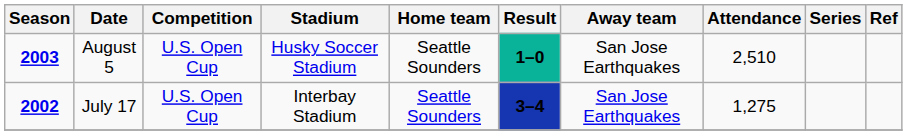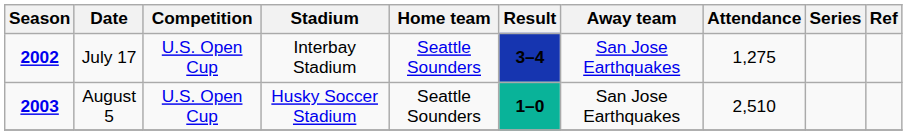rows swapped: (109, 106) <-> (109, 58)
